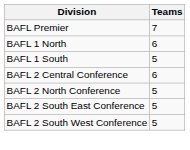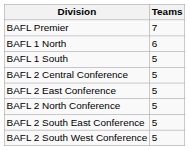(155, 75) 6 -> (155, 75) 5
+ row: (61, 91)
